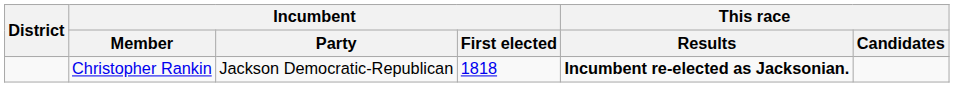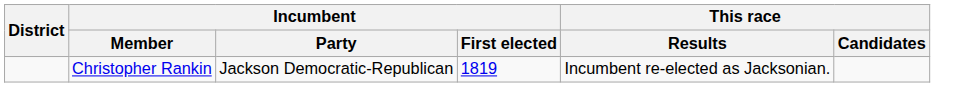(479, 69) 1818 -> (479, 69) 1819
(707, 69) bold -> (697, 69) normal
